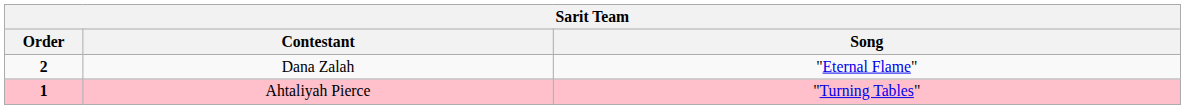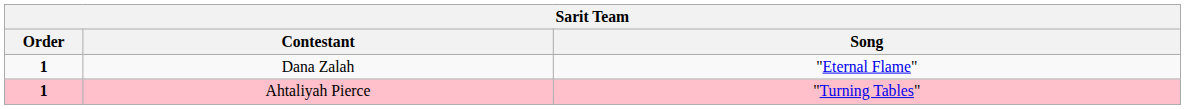(44, 66) 2 -> (44, 66) 1
